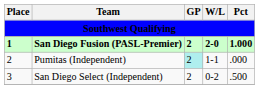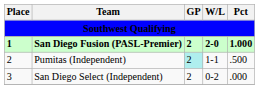(238, 60) .000 -> (238, 60) .500
(238, 76) .500 -> (238, 76) .000
